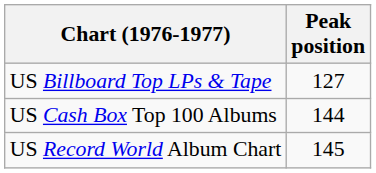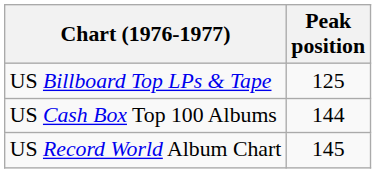(328, 80) 127 -> (328, 80) 125
